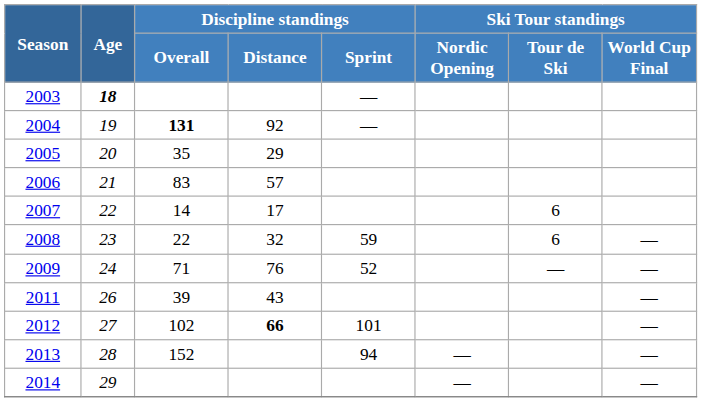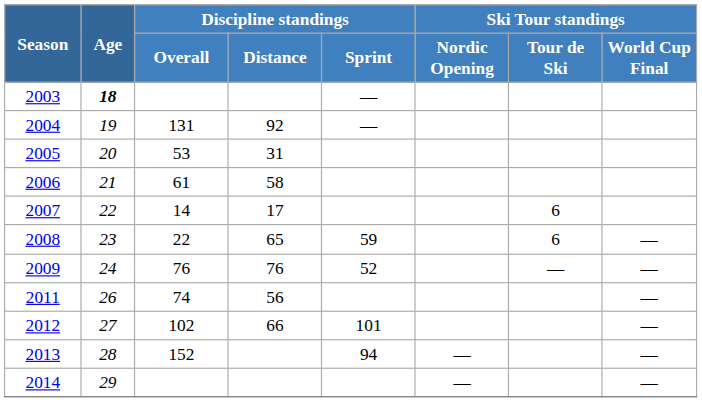(181, 125) bold -> (181, 125) normal
(181, 153) 35 -> (181, 153) 53
(275, 153) 29 -> (275, 153) 31
(181, 182) 83 -> (181, 182) 61
(275, 182) 57 -> (275, 182) 58
(275, 239) 32 -> (275, 239) 65
(181, 268) 71 -> (181, 268) 76
(181, 296) 39 -> (181, 296) 74
(275, 296) 43 -> (275, 296) 56
(275, 325) bold -> (275, 325) normal
